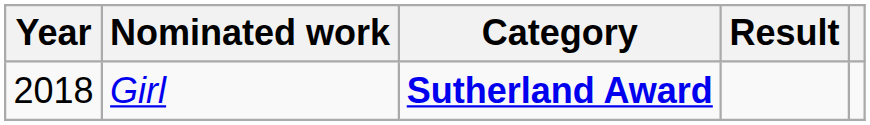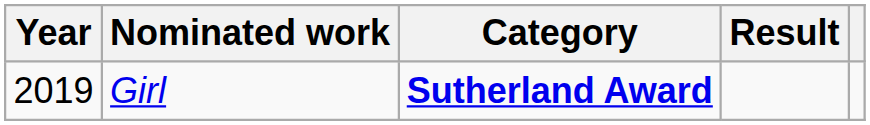(53, 90) 2018 -> (53, 90) 2019
